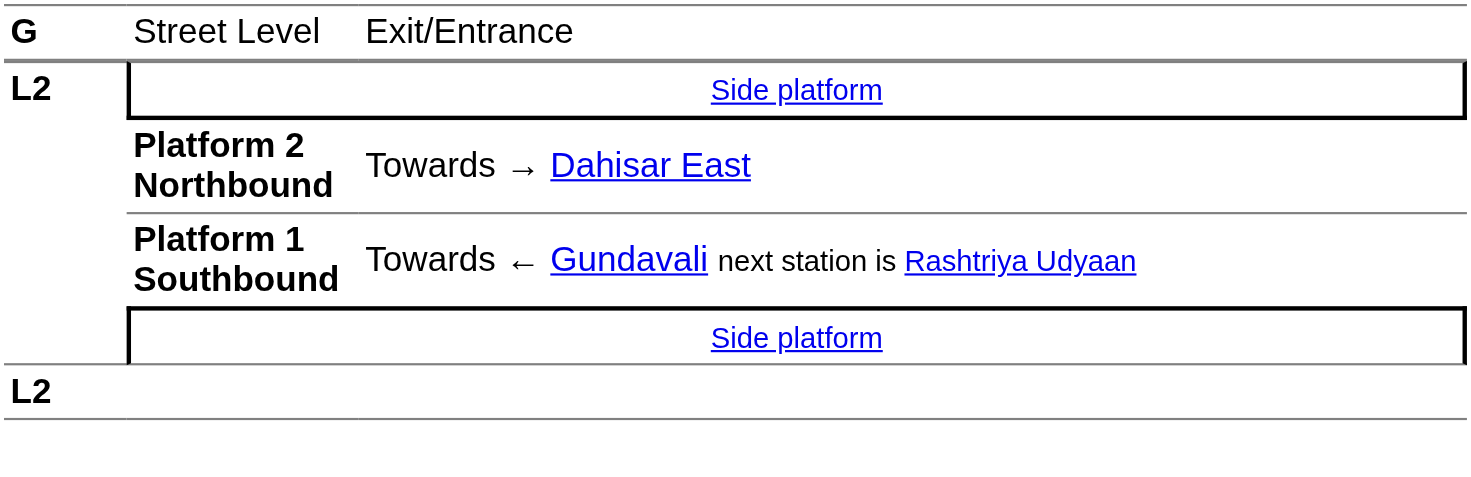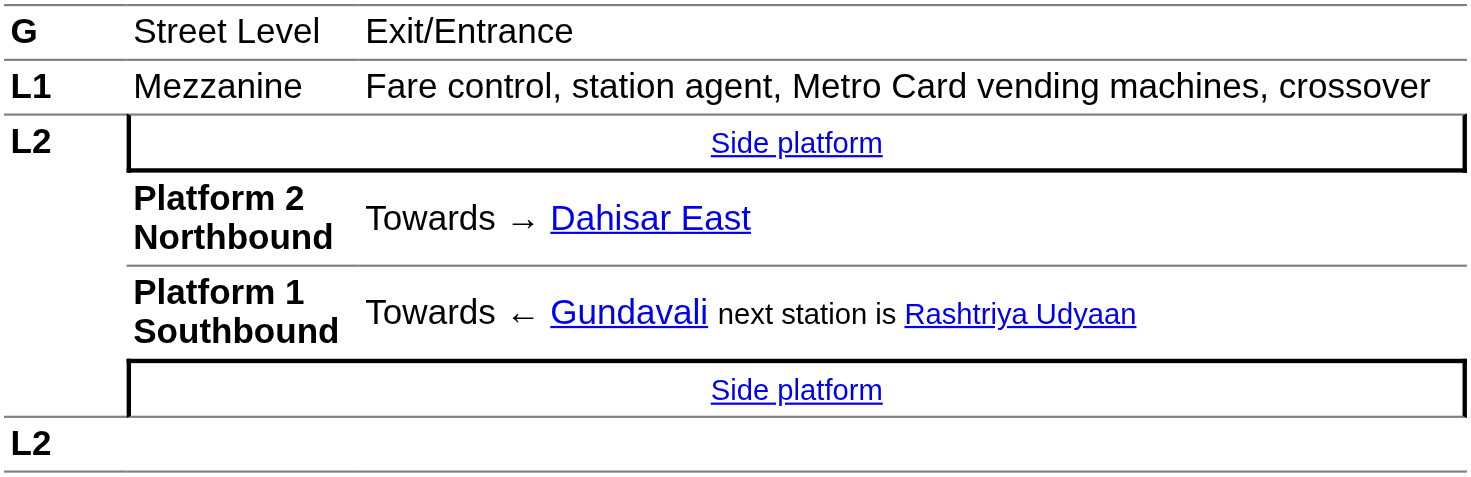+ row: (218, 86)
